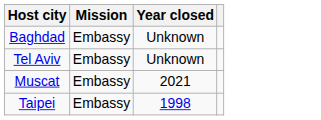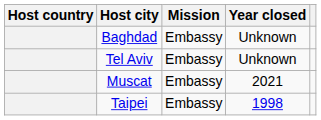+ column: (51, 15)
